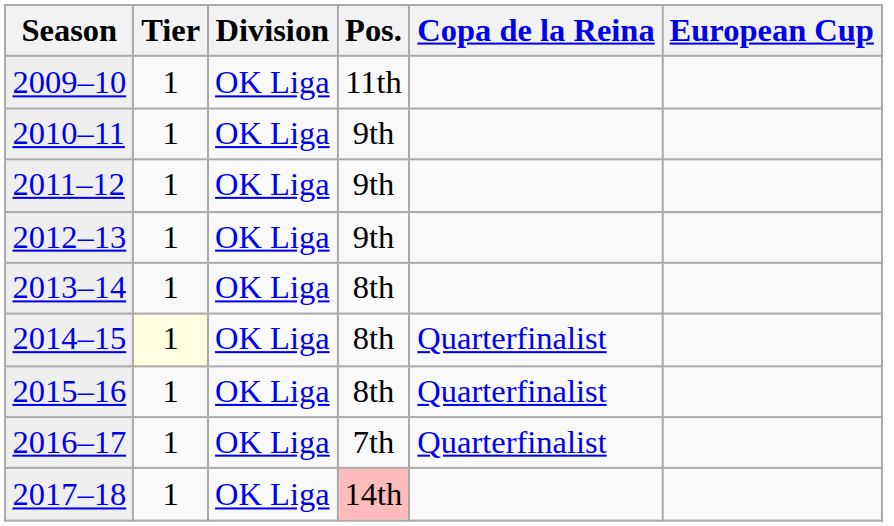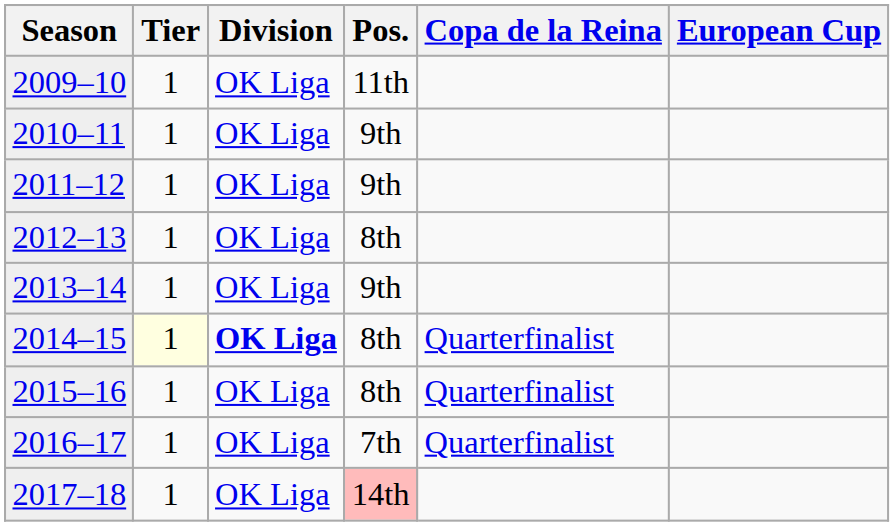(373, 236) 9th -> (381, 236) 8th
(373, 287) 8th -> (381, 287) 9th
(272, 339) normal -> (276, 339) bold
